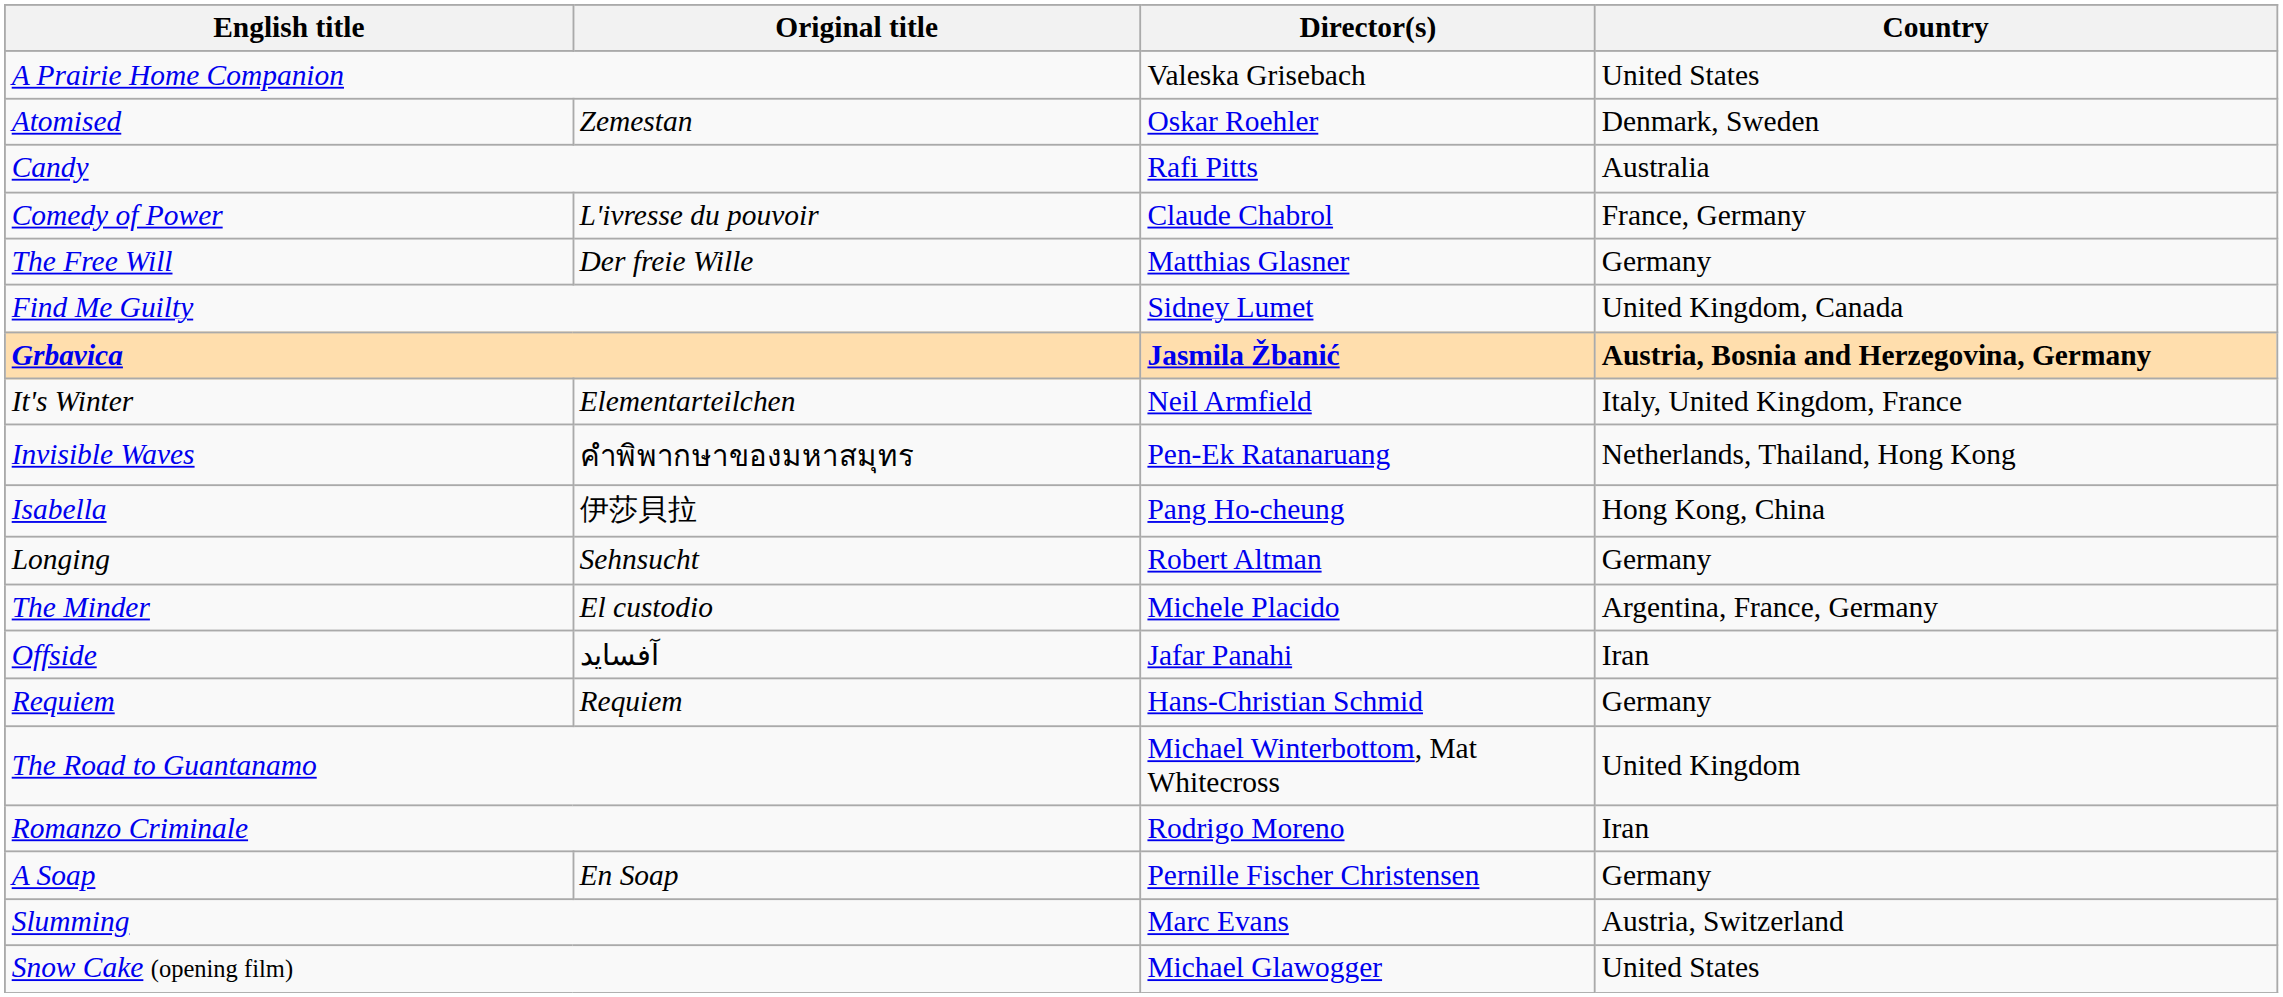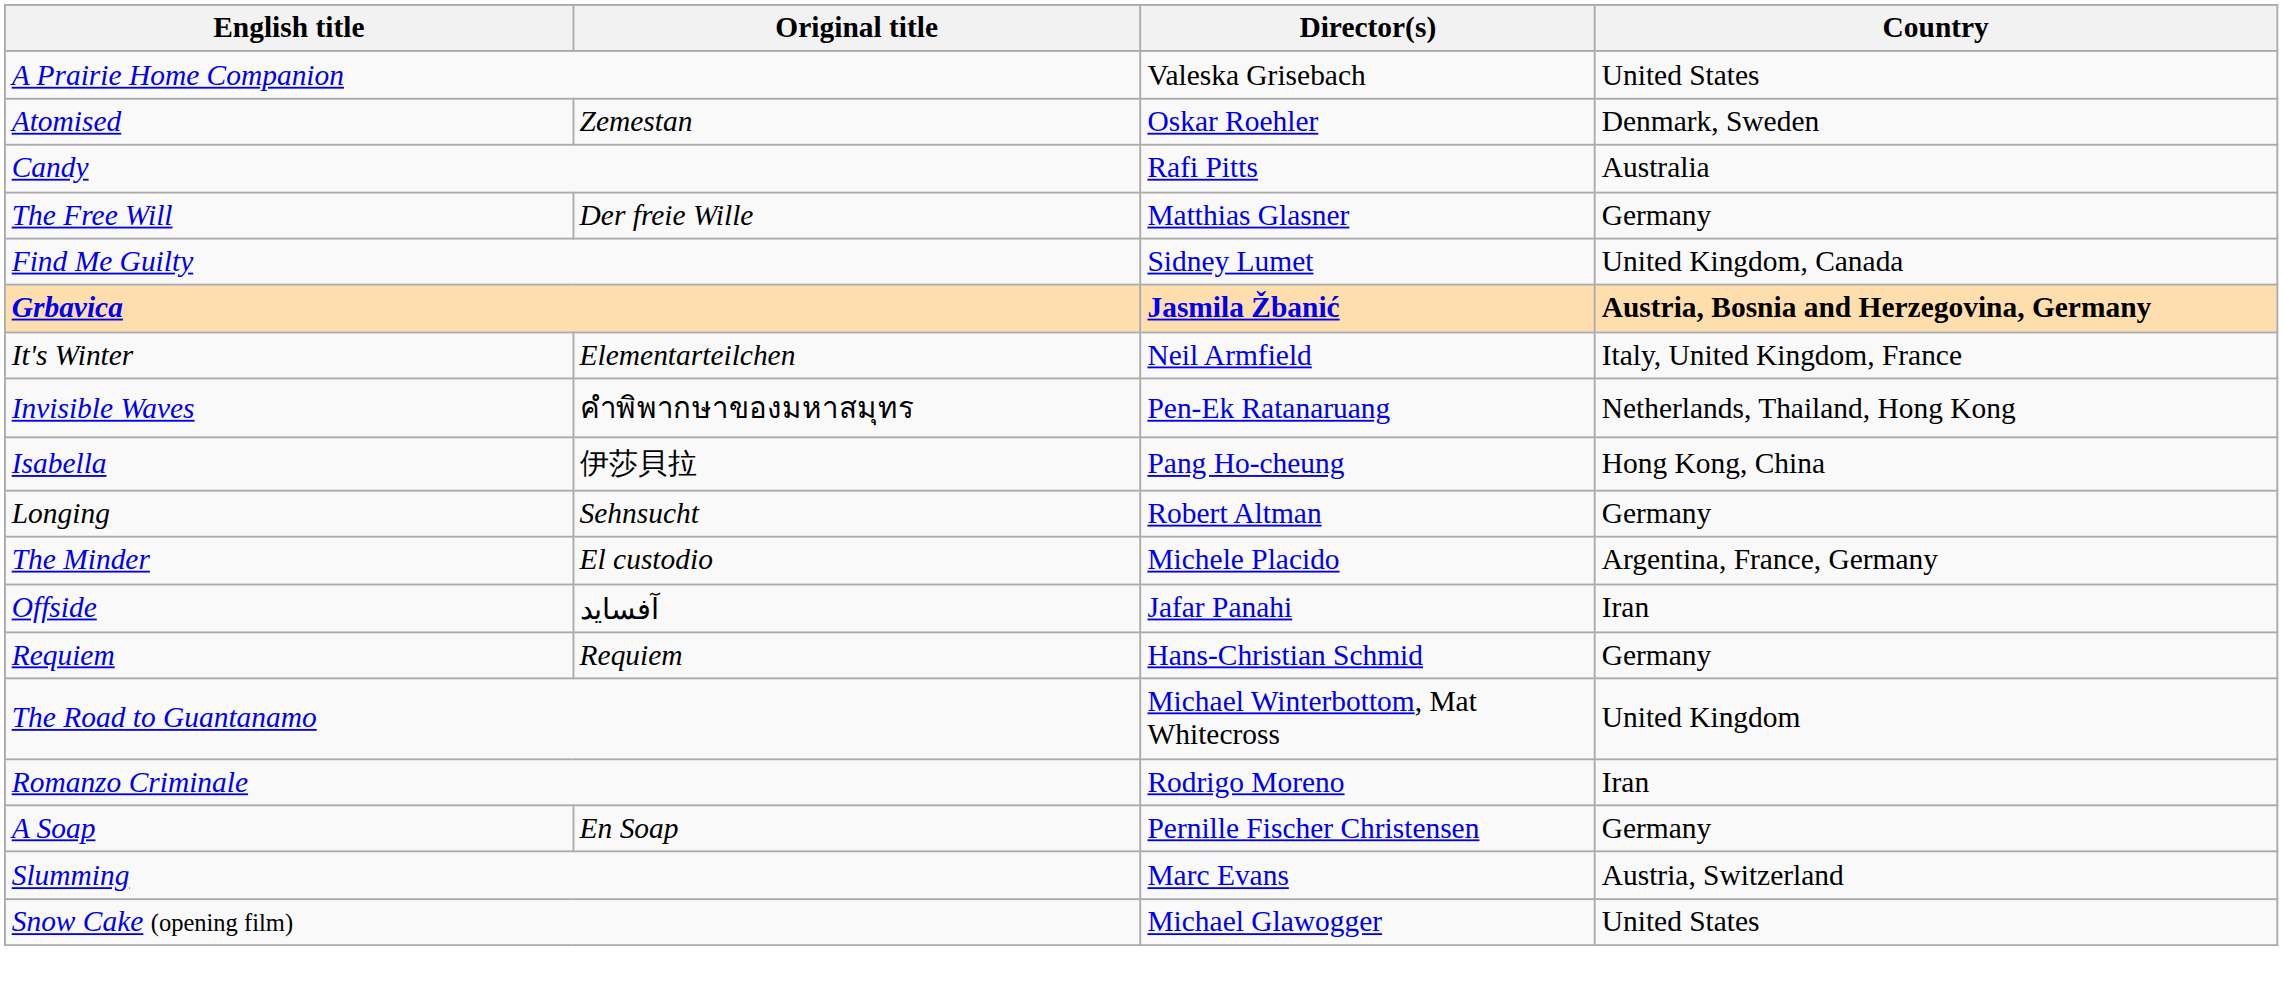- row: (117, 214)
